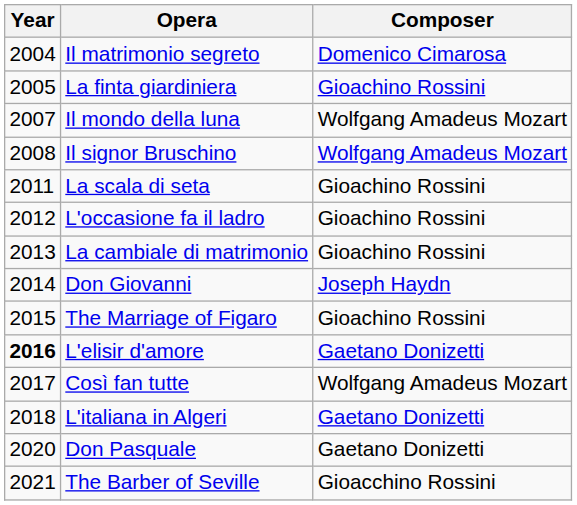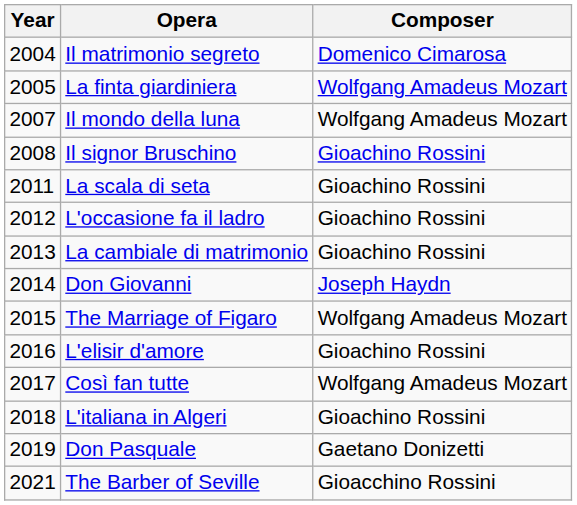(401, 86) Gioachino Rossini -> (442, 86) Wolfgang Amadeus Mozart
(442, 152) Wolfgang Amadeus Mozart -> (401, 152) Gioachino Rossini
(401, 317) Gioachino Rossini -> (442, 317) Wolfgang Amadeus Mozart
(33, 350) bold -> (33, 350) normal
(401, 350) Gaetano Donizetti -> (401, 350) Gioachino Rossini
(401, 416) Gaetano Donizetti -> (401, 416) Gioachino Rossini
(33, 449) 2020 -> (33, 449) 2019
